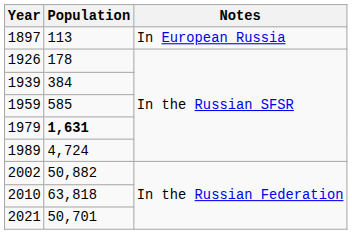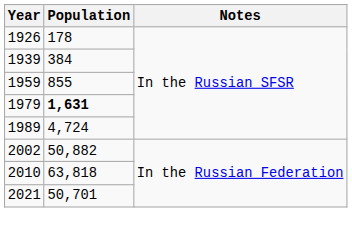- row: (24, 38)
(60, 106) 585 -> (60, 83) 855
